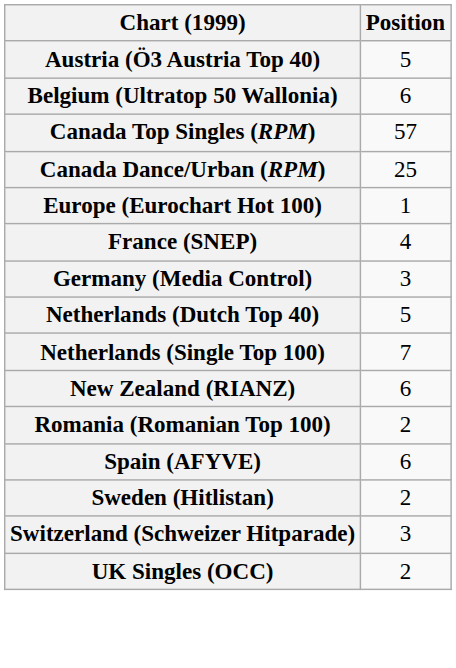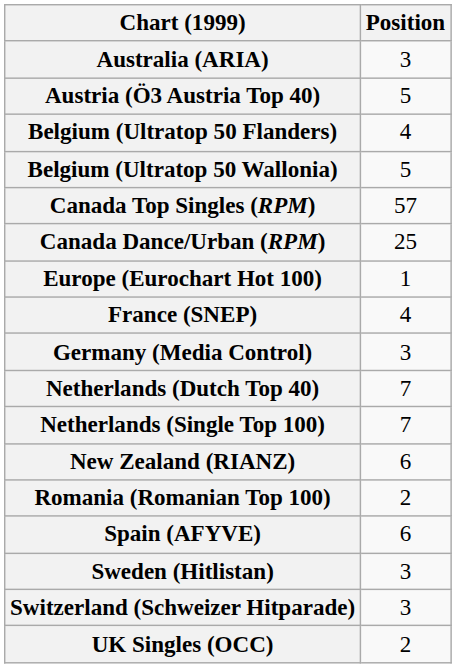+ row: (183, 59)
+ row: (183, 132)
(405, 95) 6 -> (405, 168) 5
(405, 315) 5 -> (405, 388) 7
(405, 497) 2 -> (405, 570) 3
